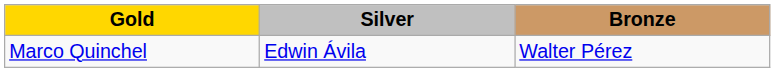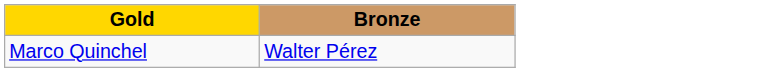- column: (387, 20)
